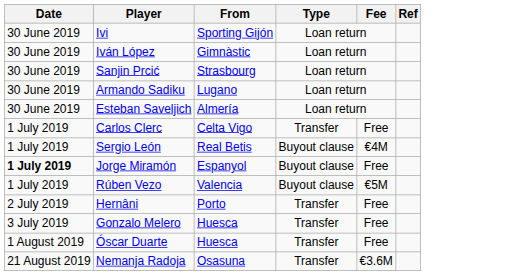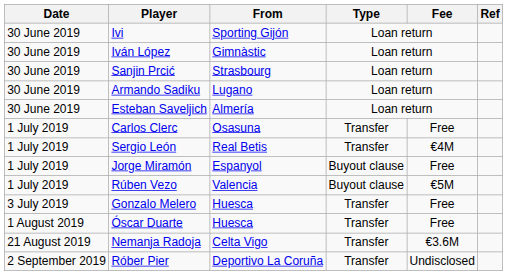(225, 128) Celta Vigo -> (236, 128) Osasuna
(316, 147) Buyout clause -> (366, 147) Transfer
(39, 166) bold -> (38, 166) normal
- row: (117, 204)
(221, 261) Osasuna -> (240, 242) Celta Vigo
+ row: (140, 261)
